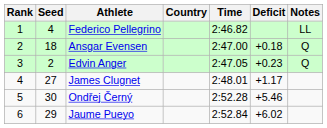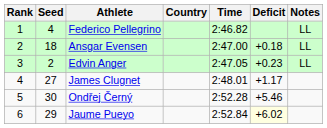(305, 47) Q -> (305, 47) LL
(305, 64) Q -> (305, 64) LL
(269, 115) no background -> (269, 115) lightyellow background
